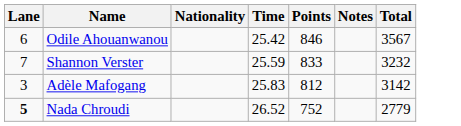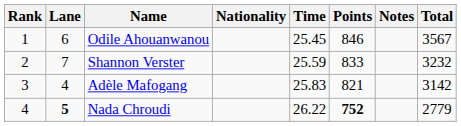+ column: (25, 16)
(268, 39) 25.42 -> (310, 39) 25.45
(24, 86) 3 -> (65, 86) 4
(311, 86) 812 -> (353, 86) 821
(268, 109) 26.52 -> (310, 109) 26.22
(311, 109) normal -> (353, 109) bold
